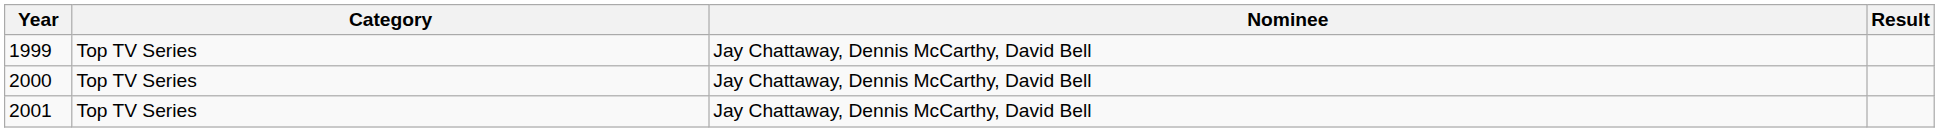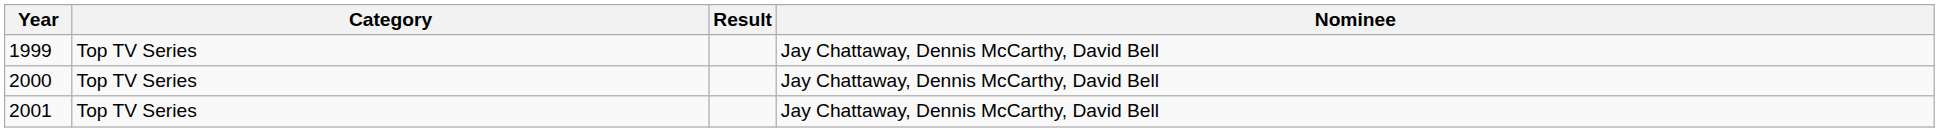columns swapped: (1288, 19) <-> (1900, 19)
